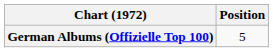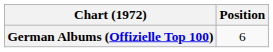(242, 36) 5 -> (242, 36) 6
